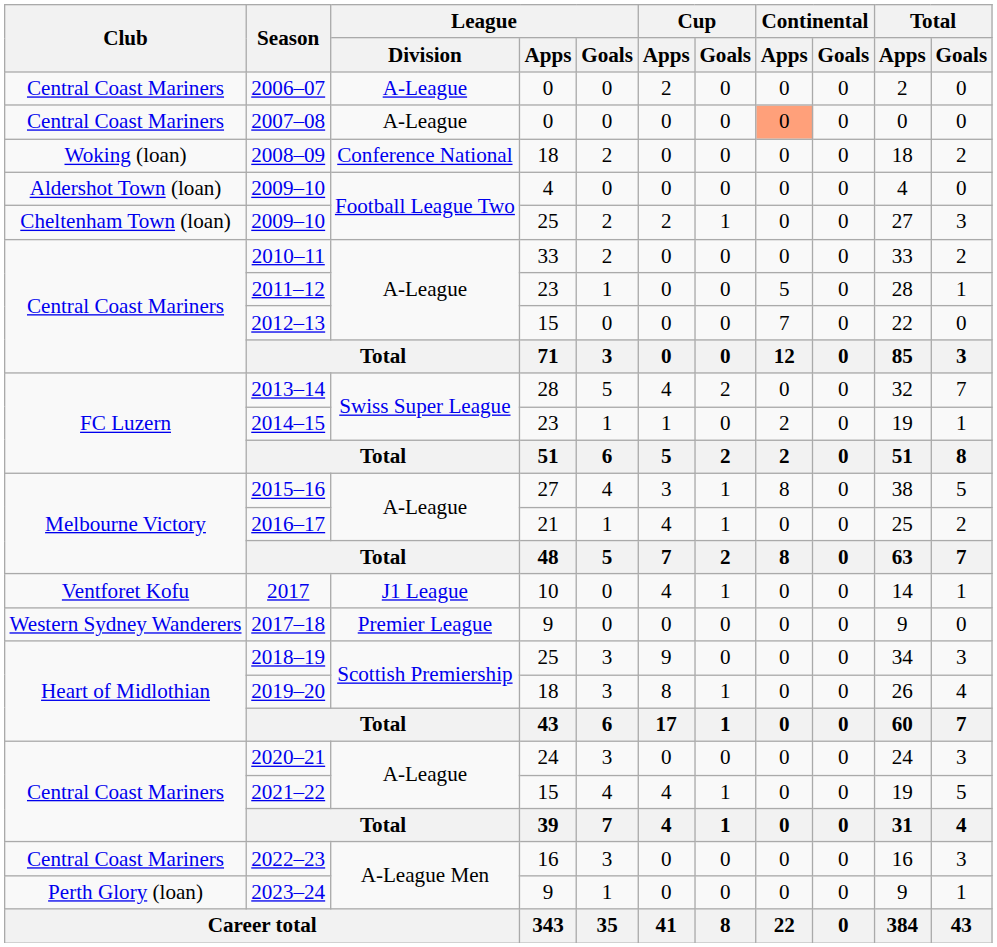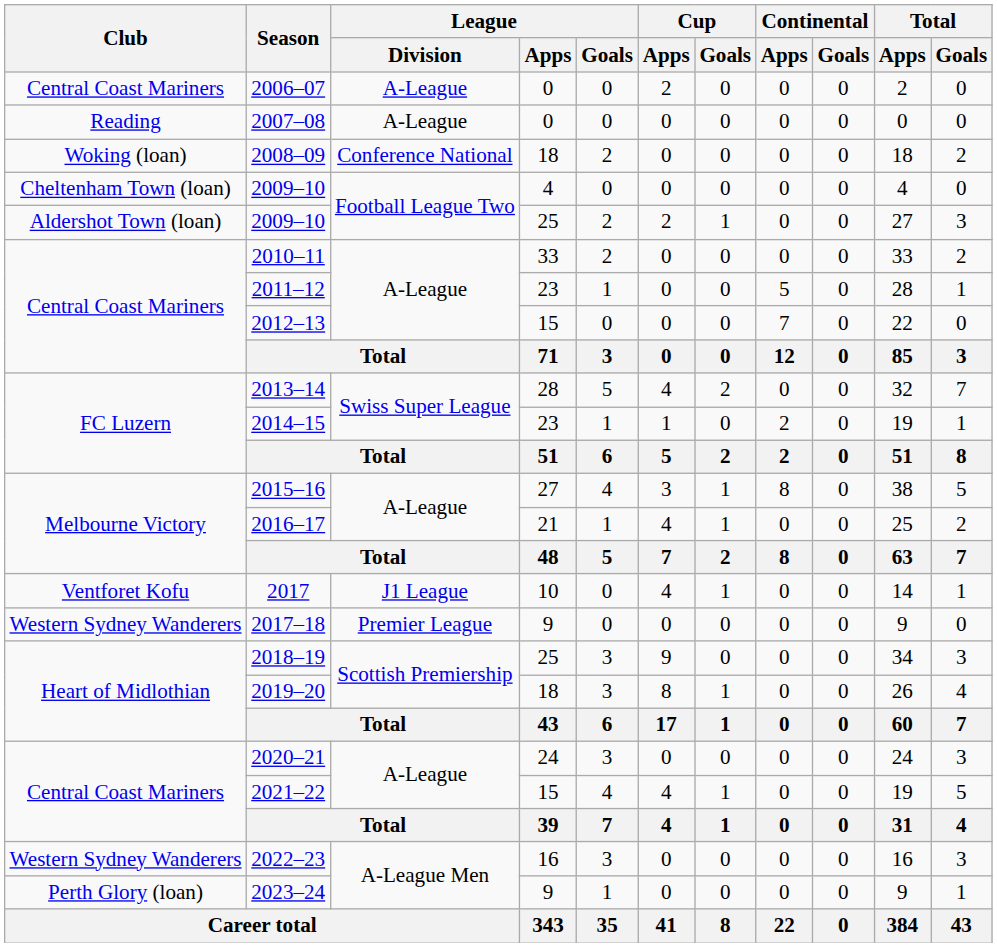(126, 121) Central Coast Mariners -> (126, 121) Reading
(784, 121) lightsalmon background -> (784, 121) no background
(126, 188) Aldershot Town (loan) -> (126, 188) Cheltenham Town (loan)
(126, 222) Cheltenham Town (loan) -> (126, 222) Aldershot Town (loan)
(126, 858) Central Coast Mariners -> (126, 858) Western Sydney Wanderers
